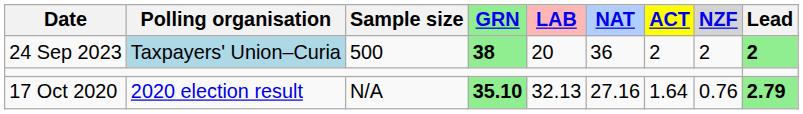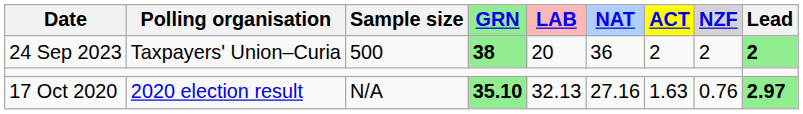(236, 51) lightblue background -> (236, 51) no background
(668, 92) 1.64 -> (668, 92) 1.63
(766, 92) 2.79 -> (766, 92) 2.97
